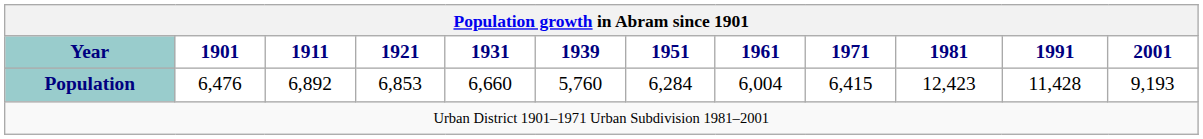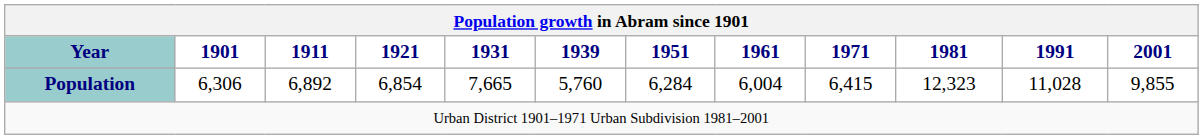(220, 85) 6,476 -> (220, 85) 6,306
(400, 85) 6,853 -> (400, 85) 6,854
(490, 85) 6,660 -> (490, 85) 7,665
(949, 85) 12,423 -> (949, 85) 12,323
(1055, 85) 11,428 -> (1055, 85) 11,028
(1153, 85) 9,193 -> (1153, 85) 9,855
